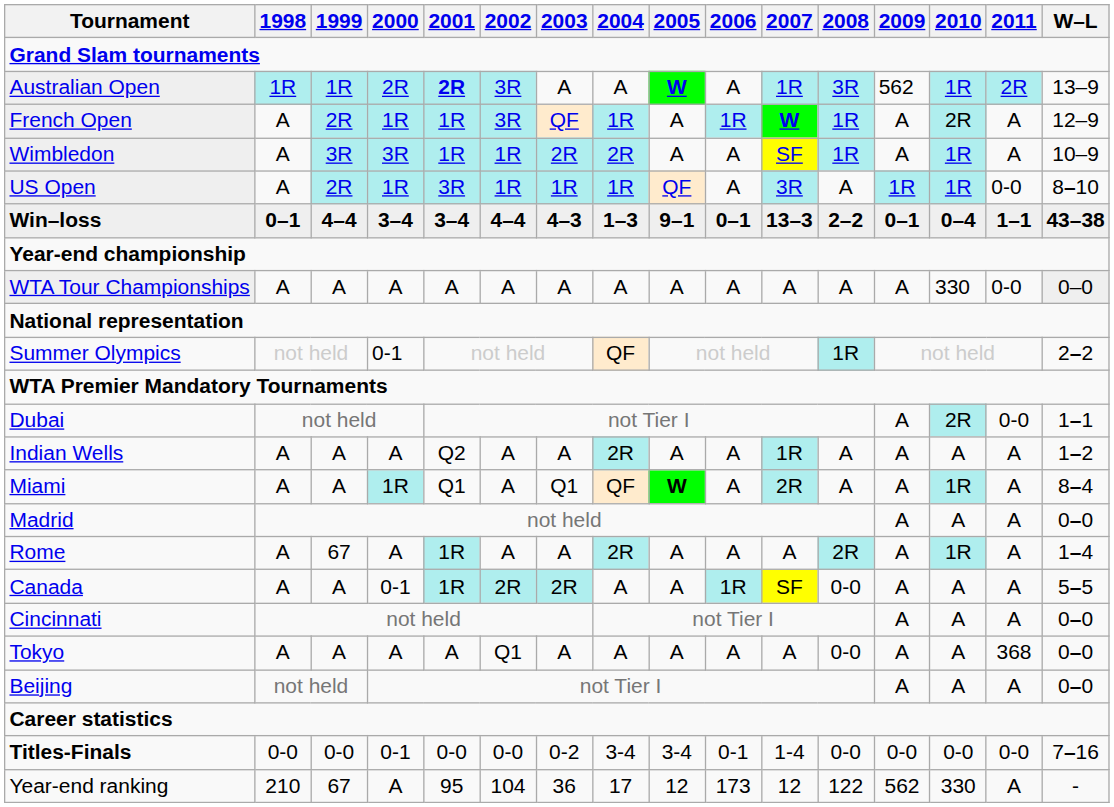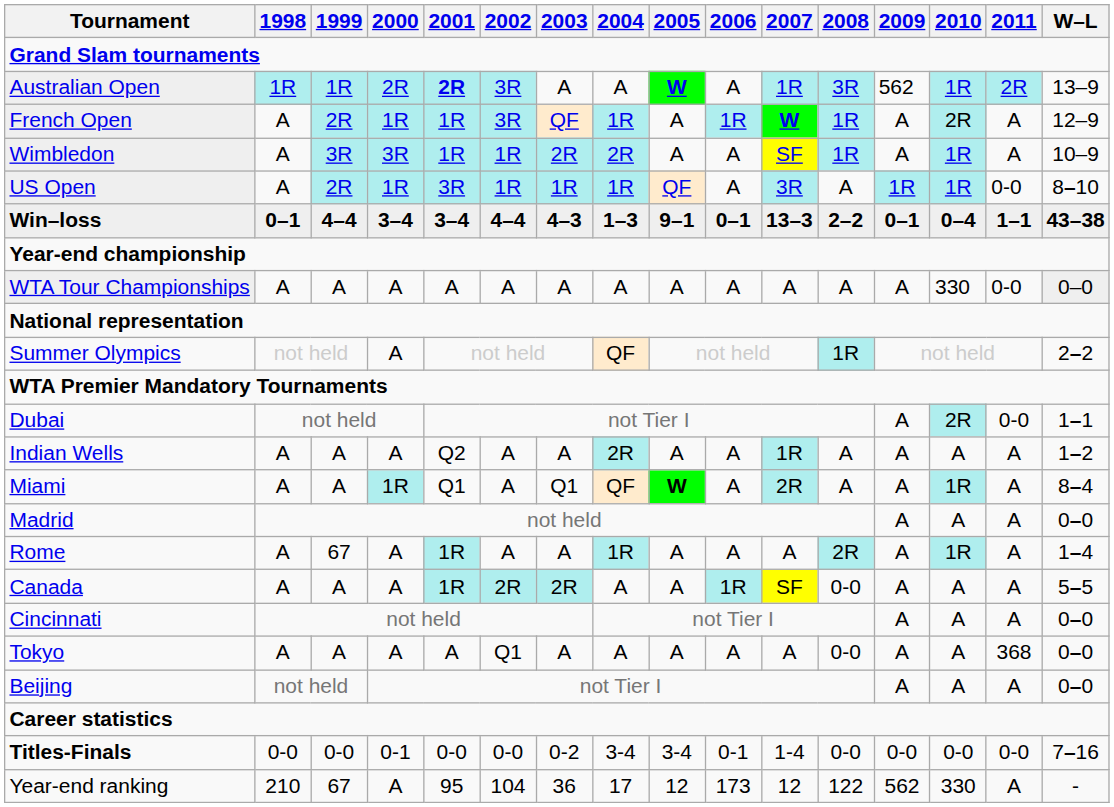(387, 353) 0-1 -> (395, 353) A
(621, 552) 2R -> (621, 552) 1R
(395, 586) 0-1 -> (395, 586) A
